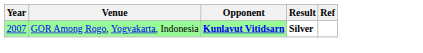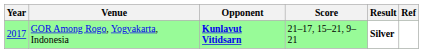+ column: (326, 12)
(16, 29) 2007 -> (16, 34) 2017
